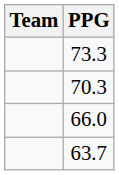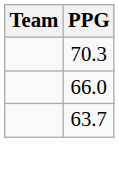- row: (89, 53)
